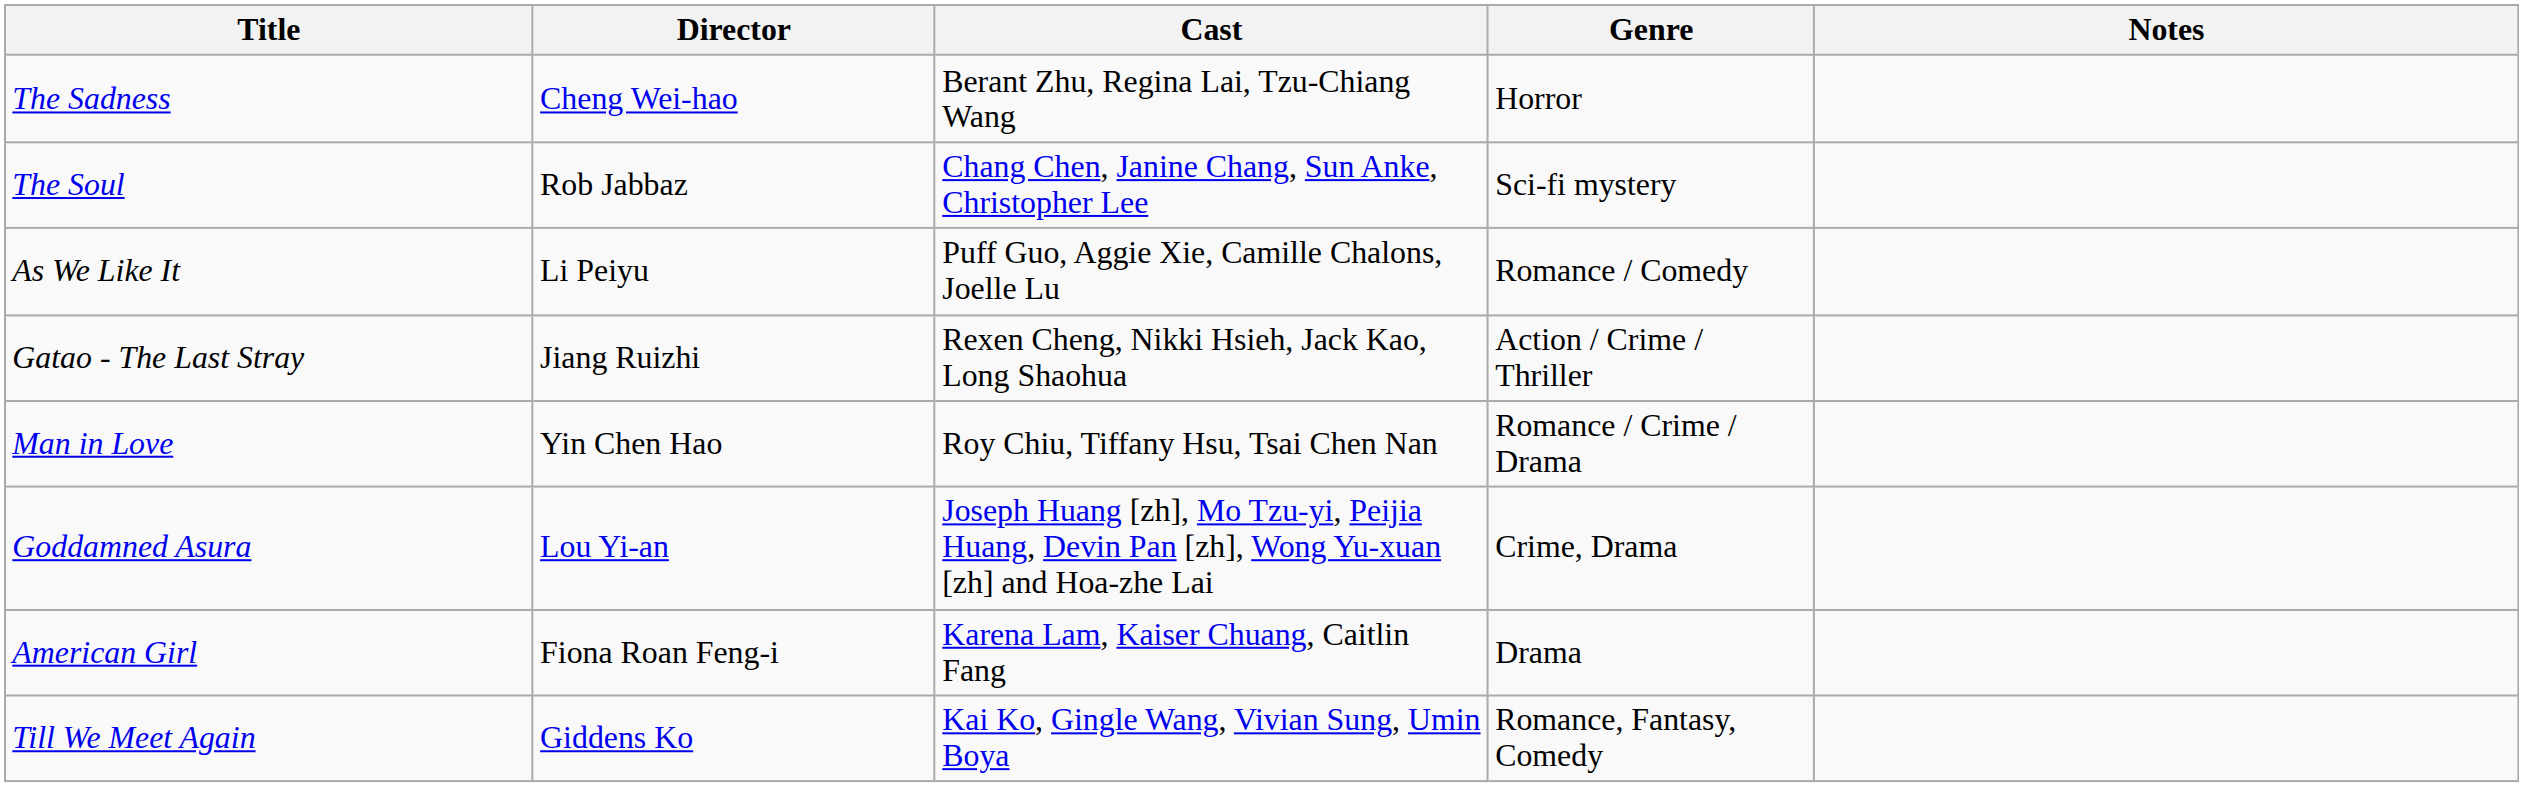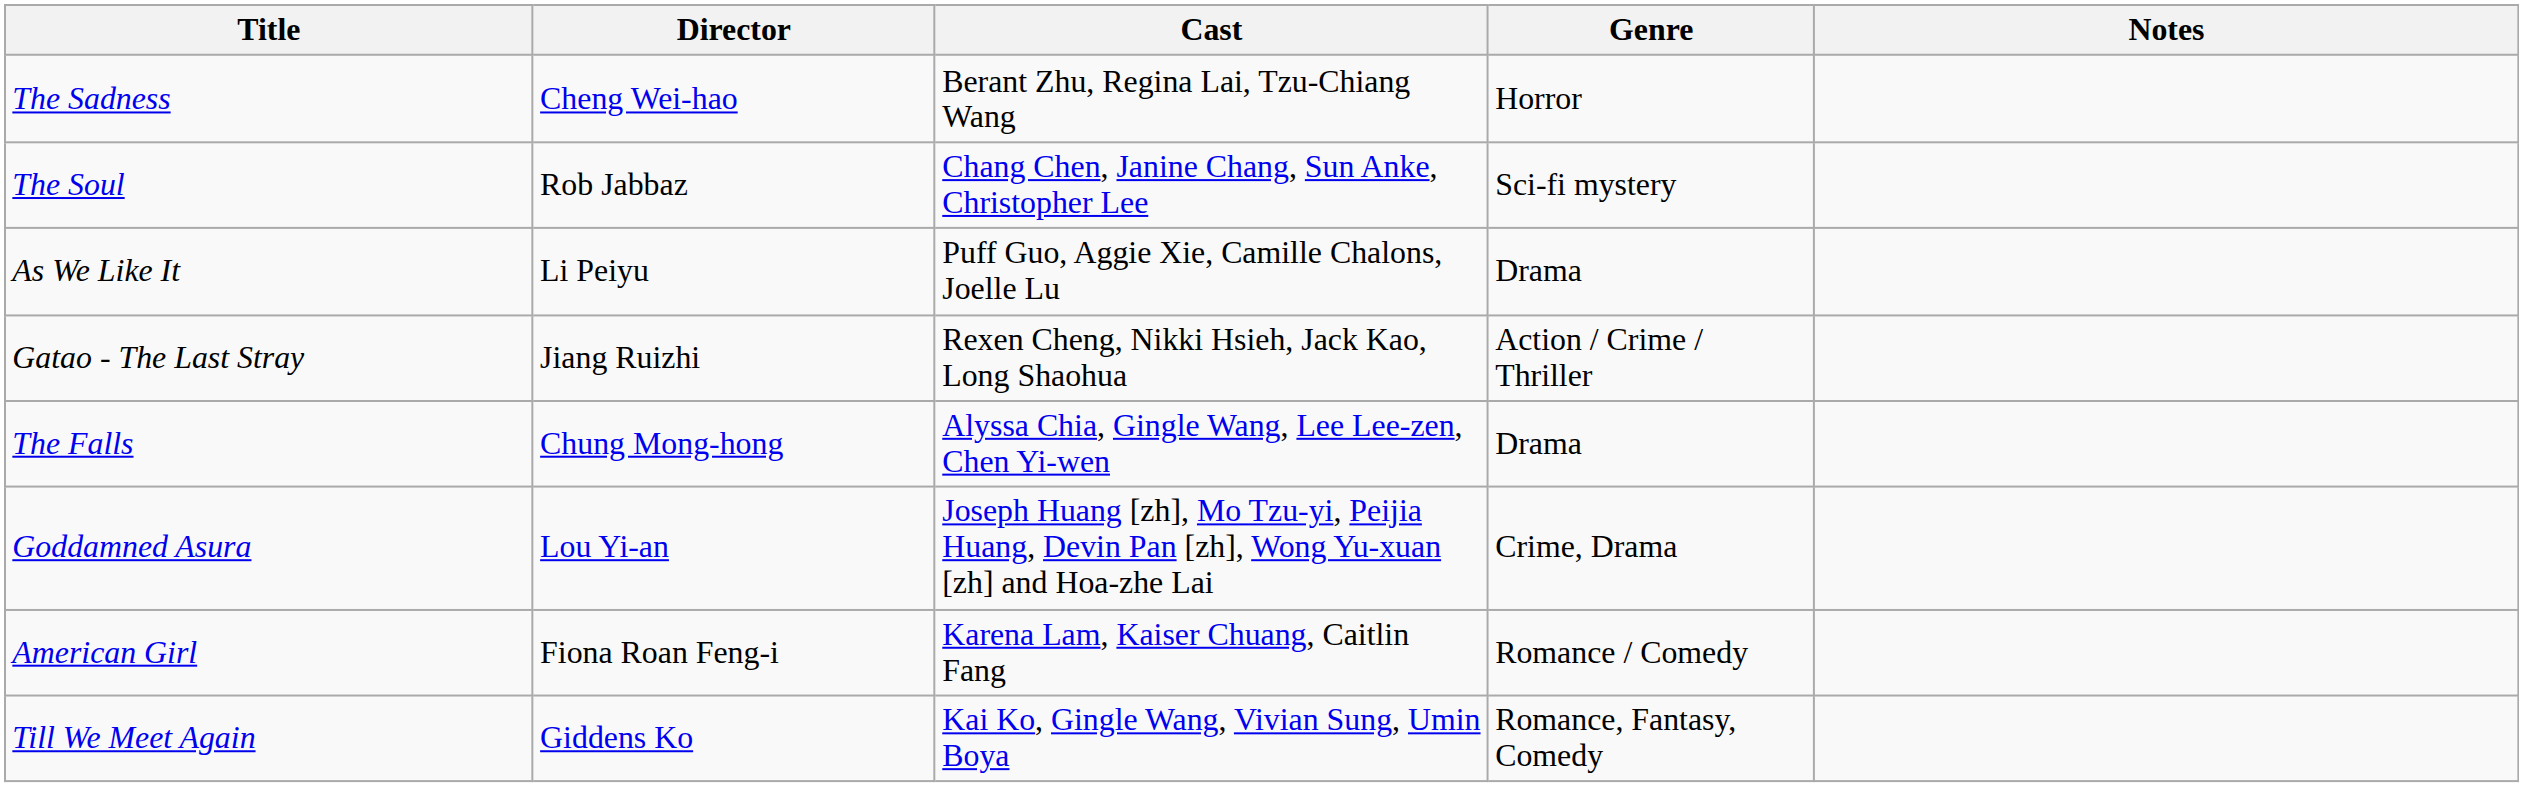(1622, 270) Romance / Comedy -> (1539, 270) Drama
- row: (93, 443)
+ row: (73, 443)
(1539, 651) Drama -> (1622, 651) Romance / Comedy
